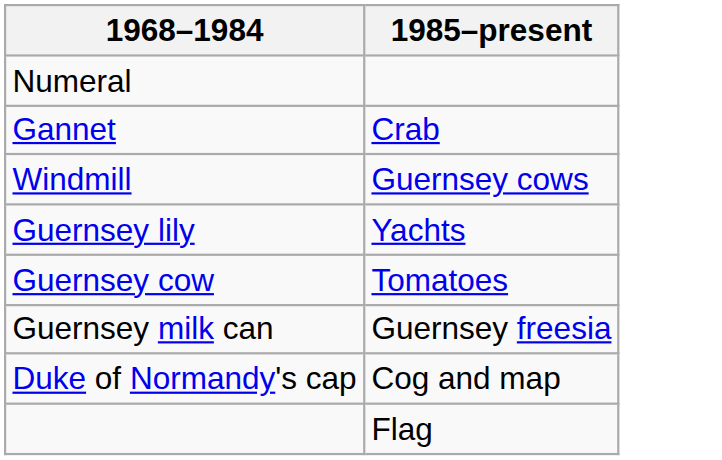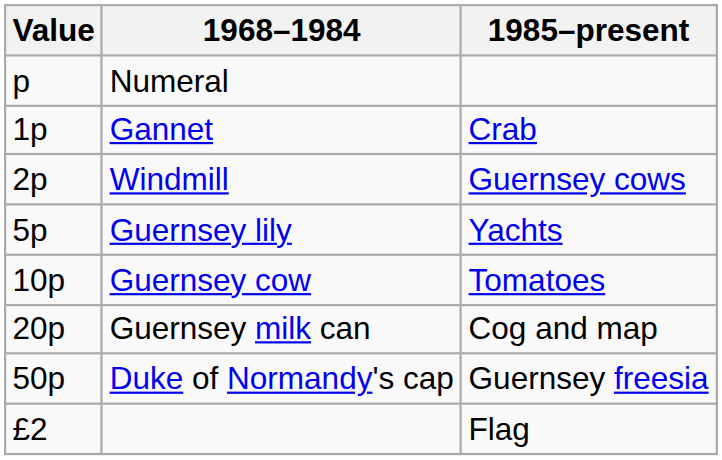+ column: (54, 30)
(491, 329) Guernsey freesia -> (563, 329) Cog and map
(466, 379) Cog and map -> (589, 379) Guernsey freesia
